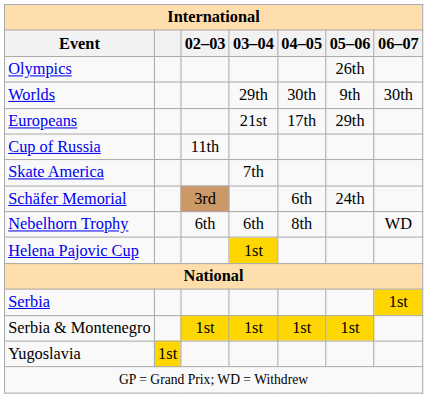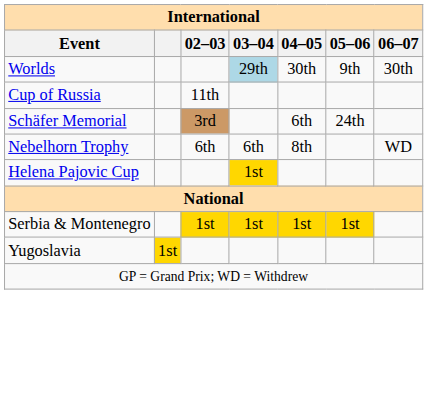- row: (40, 69)
(253, 95) no background -> (253, 69) lightblue background
- row: (43, 120)
- row: (56, 172)
- row: (29, 302)
